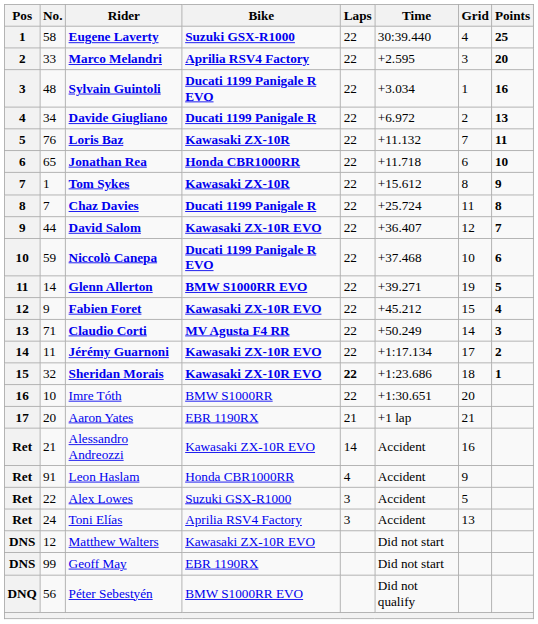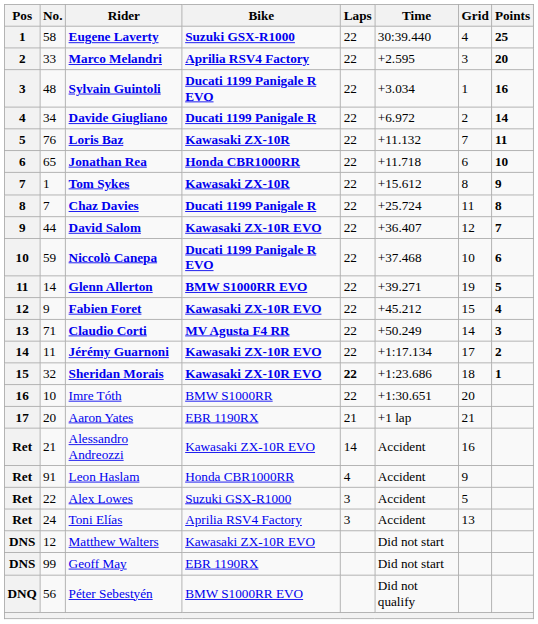(502, 118) 13 -> (502, 118) 14
